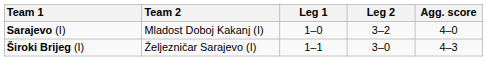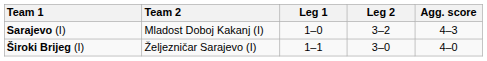(449, 30) 4–0 -> (449, 30) 4–3
(449, 47) 4–3 -> (449, 47) 4–0
